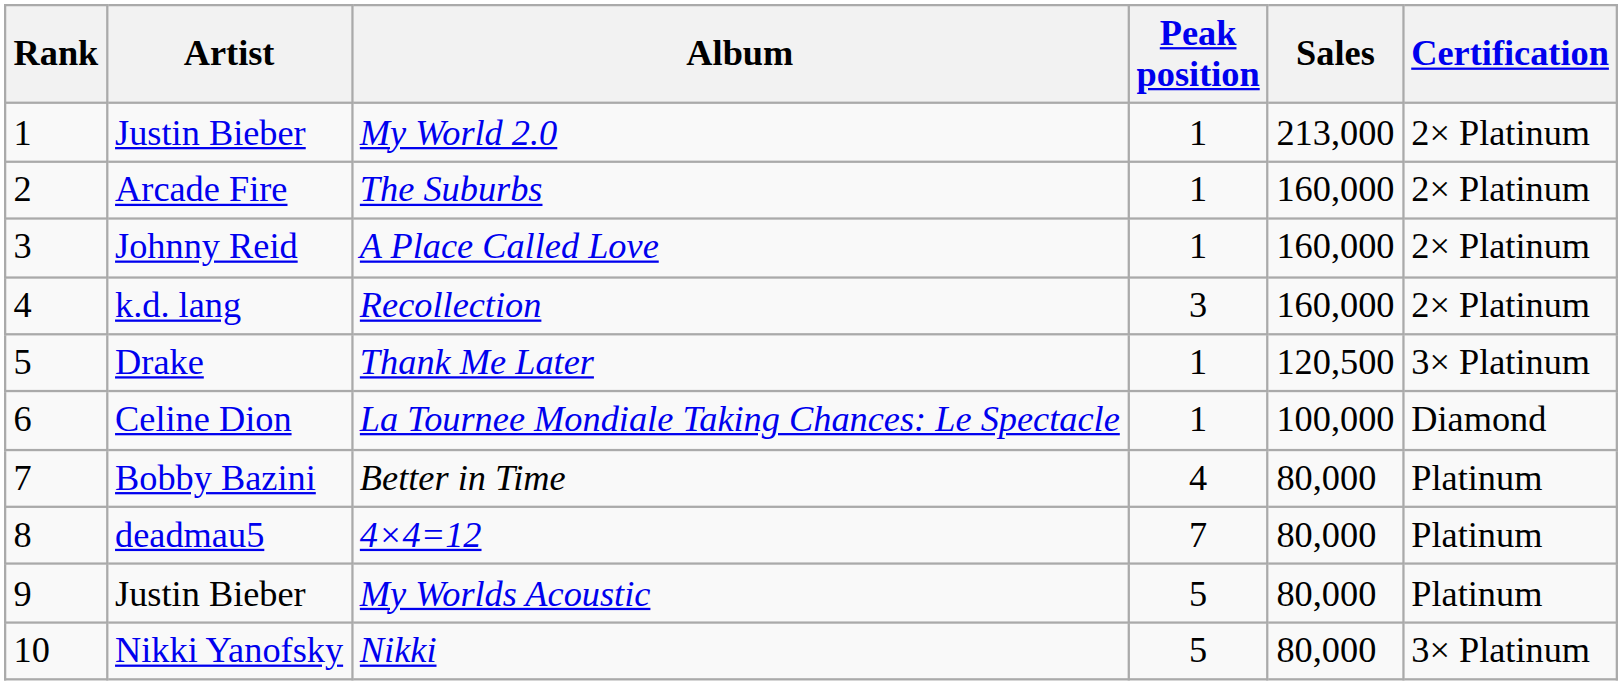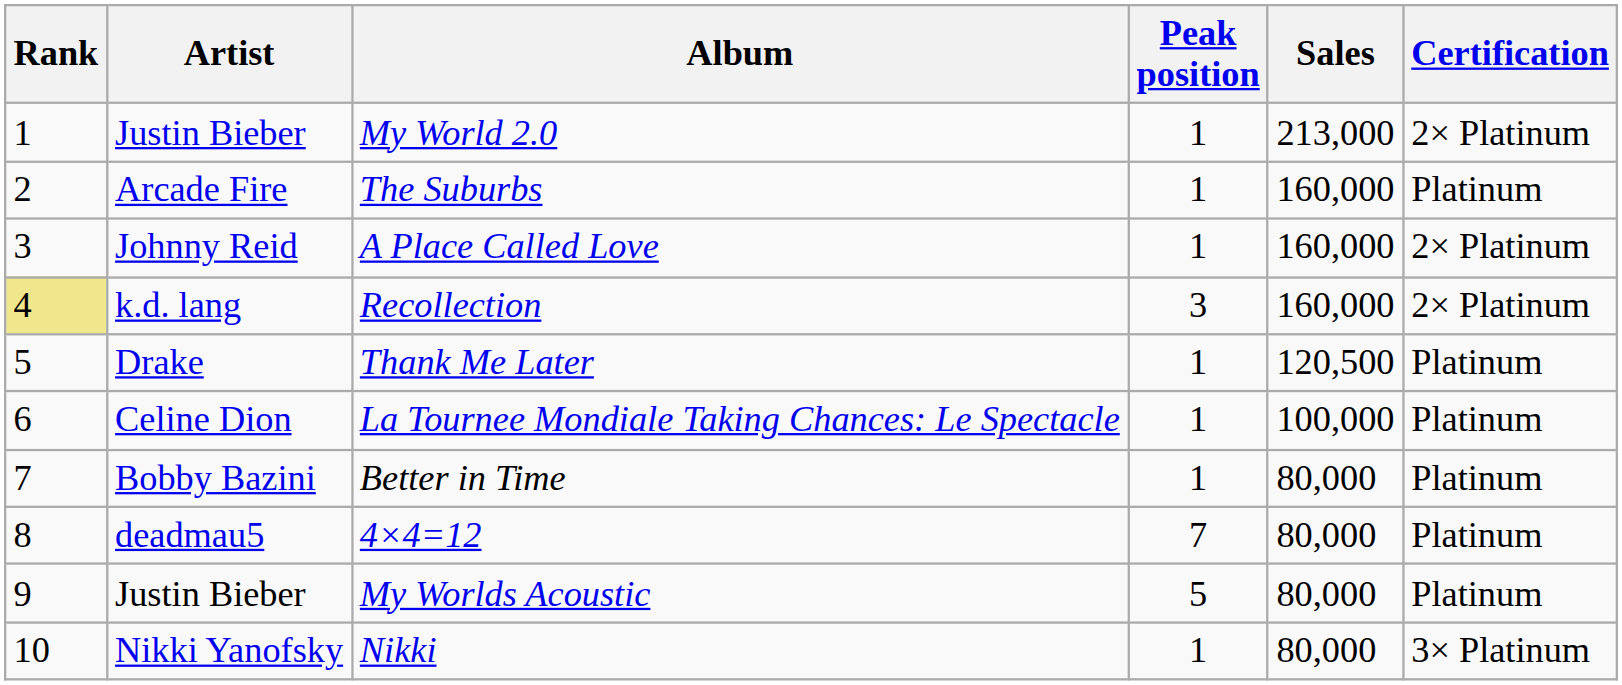(1501, 189) 2× Platinum -> (1477, 189) Platinum
(23, 304) no background -> (23, 304) khaki background
(1501, 362) 3× Platinum -> (1477, 362) Platinum
(1479, 419) Diamond -> (1477, 419) Platinum
(1198, 477) 4 -> (1198, 477) 1
(1198, 650) 5 -> (1198, 650) 1
